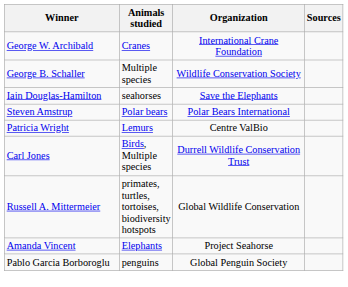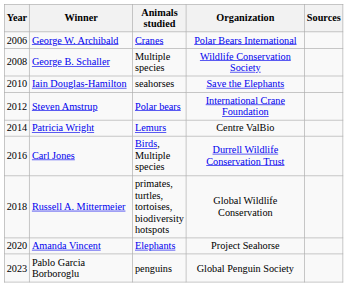+ column: (17, 18)
(239, 46) International Crane Foundation -> (245, 40) Polar Bears International
(239, 112) Polar Bears International -> (245, 106) International Crane Foundation
